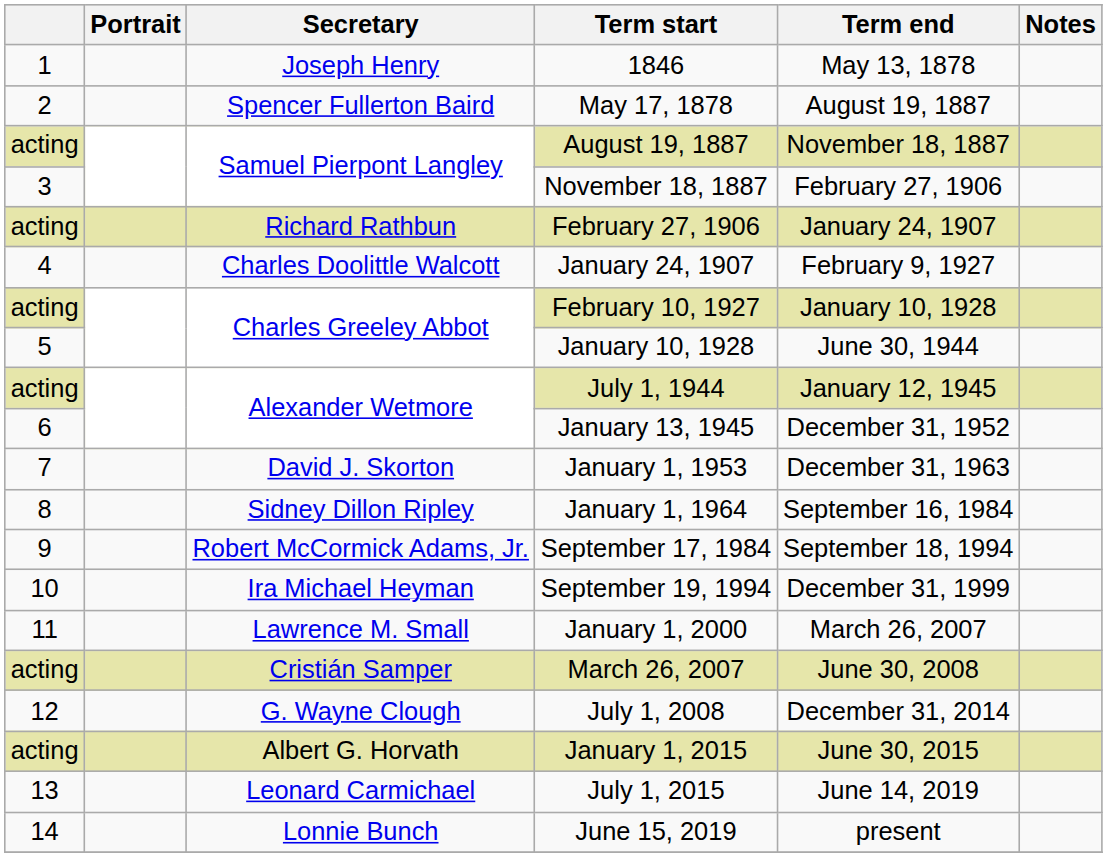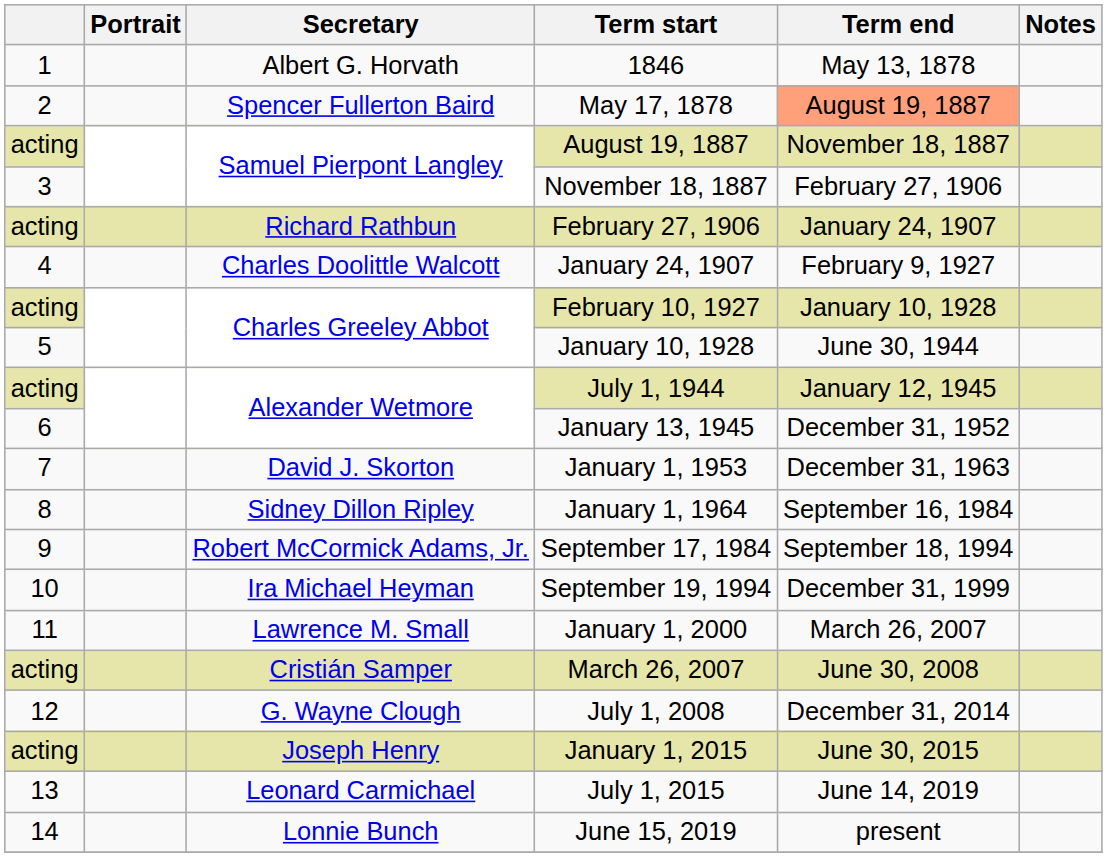(361, 65) Joseph Henry -> (361, 65) Albert G. Horvath
(898, 105) no background -> (898, 105) lightsalmon background
(361, 750) Albert G. Horvath -> (361, 750) Joseph Henry
